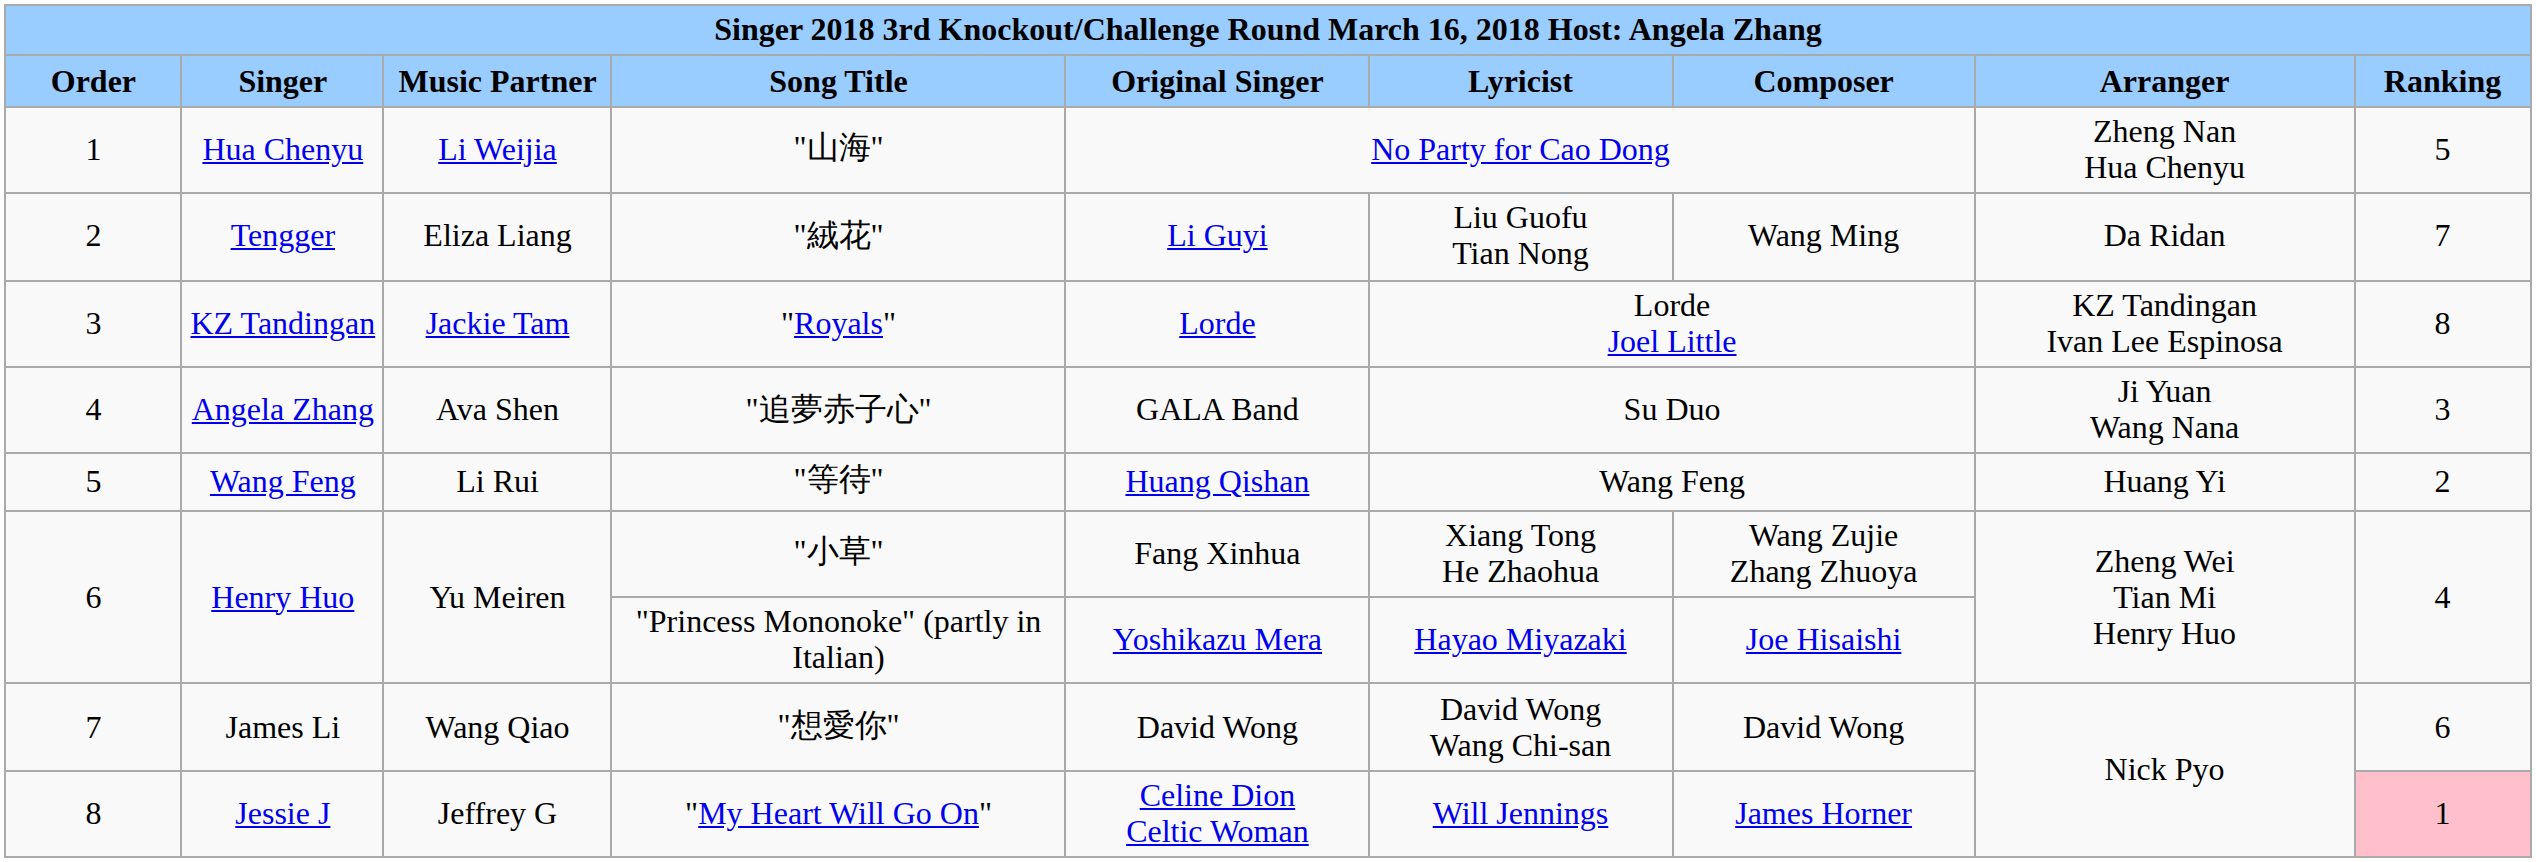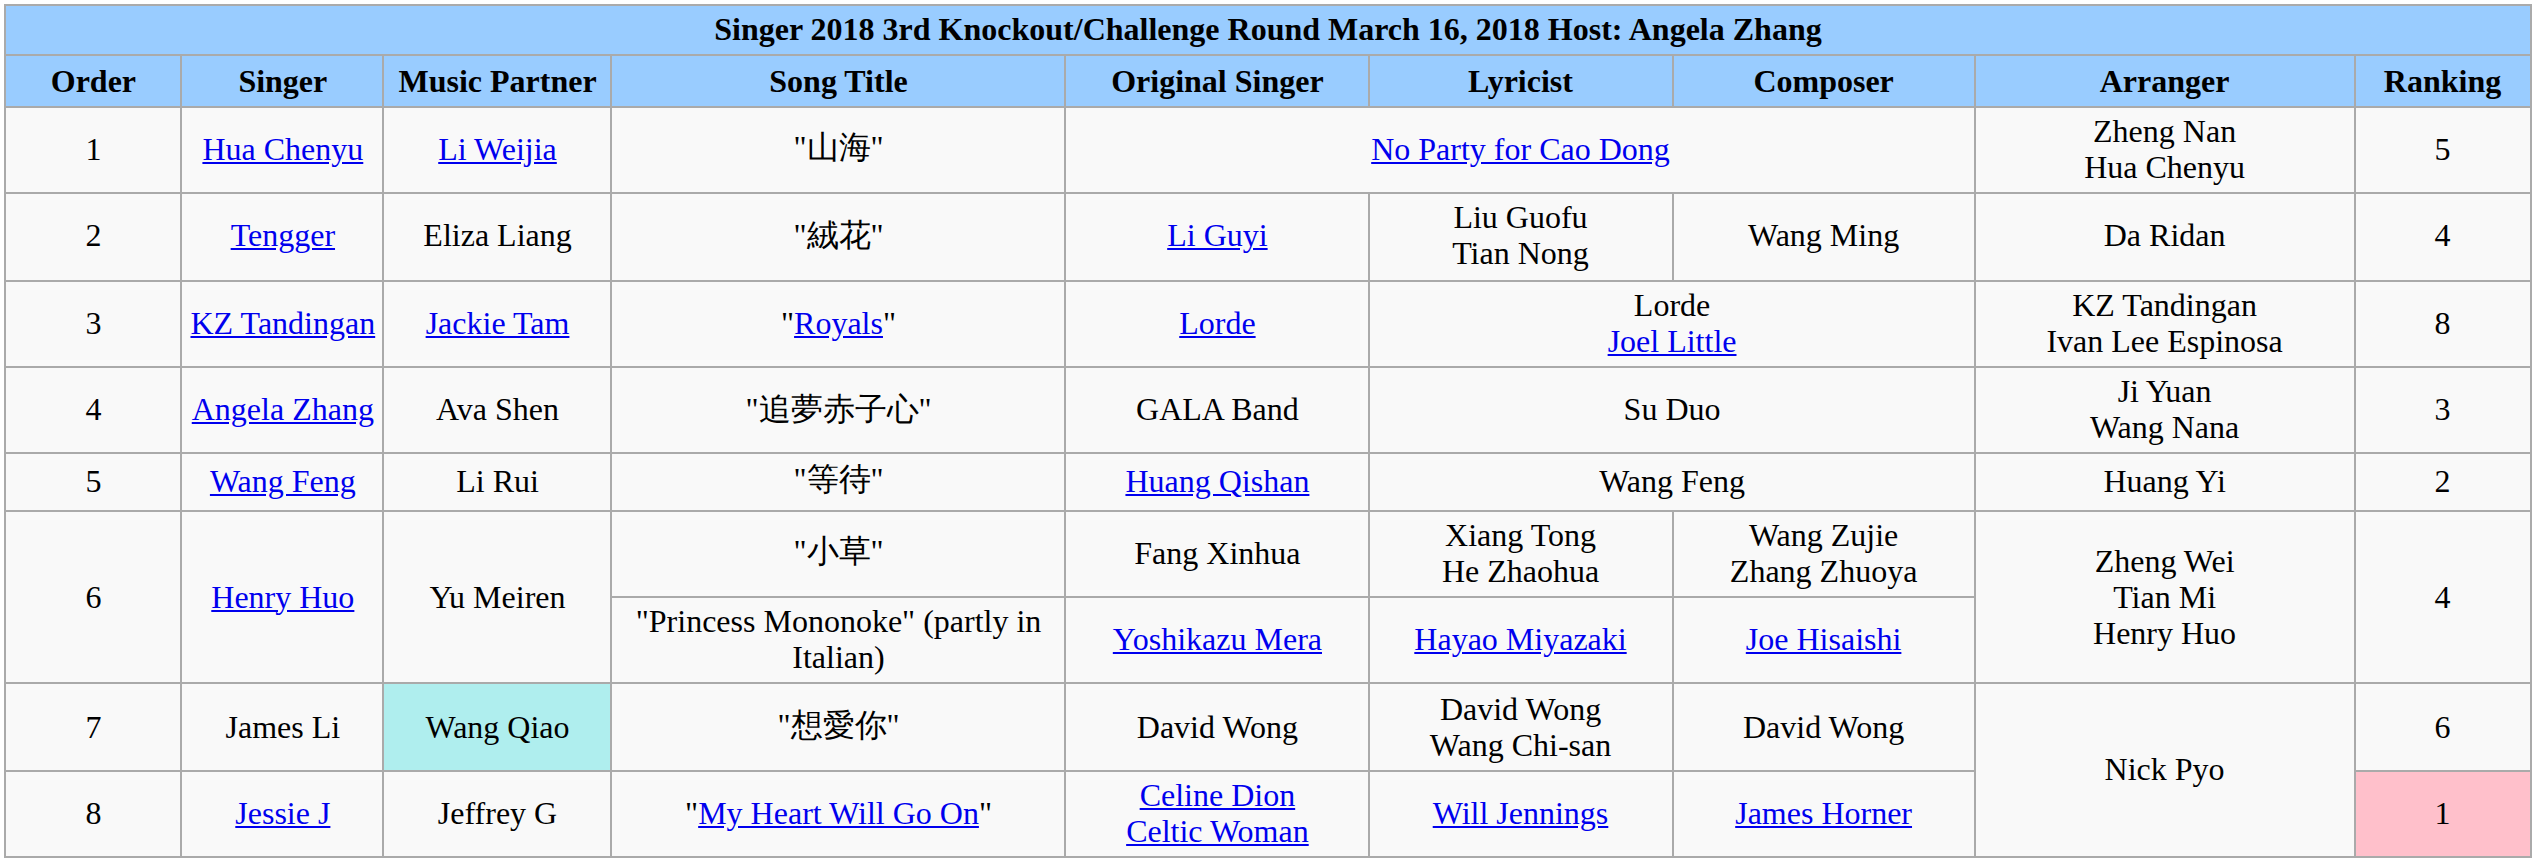(2442, 236) 7 -> (2442, 236) 4
(498, 726) no background -> (498, 726) paleturquoise background
